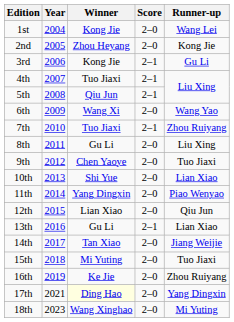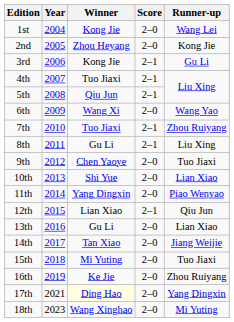(150, 144) 2–0 -> (150, 144) 2–1
(150, 210) 2–0 -> (150, 210) 2–1
(150, 227) 2–1 -> (150, 227) 2–0
